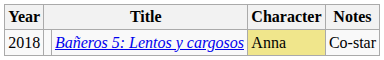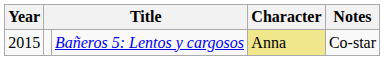(24, 42) 2018 -> (24, 42) 2015
